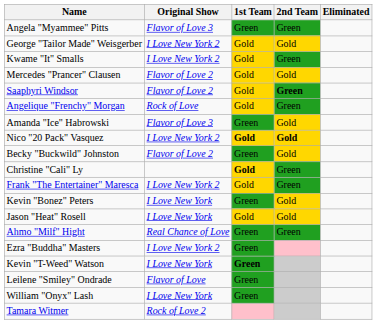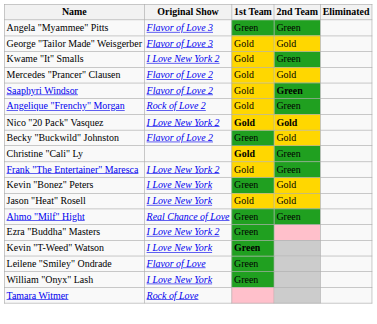(183, 43) I Love New York 2 -> (180, 43) Flavor of Love 3
(172, 106) Rock of Love -> (176, 106) Rock of Love 2
- row: (58, 122)
(176, 311) Rock of Love 2 -> (172, 295) Rock of Love
